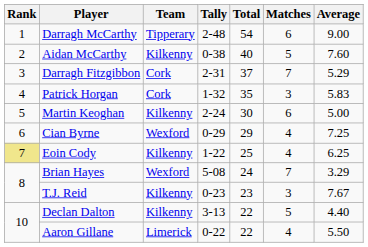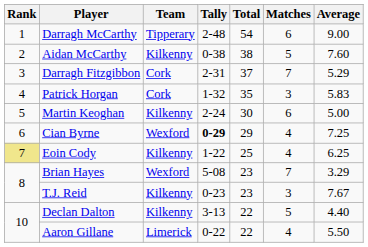(246, 53) 40 -> (246, 53) 38
(214, 133) normal -> (214, 133) bold
(246, 172) 24 -> (246, 172) 23
